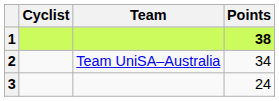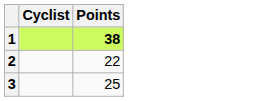- column: (148, 15)
(263, 61) 34 -> (112, 61) 22
(263, 84) 24 -> (112, 84) 25
